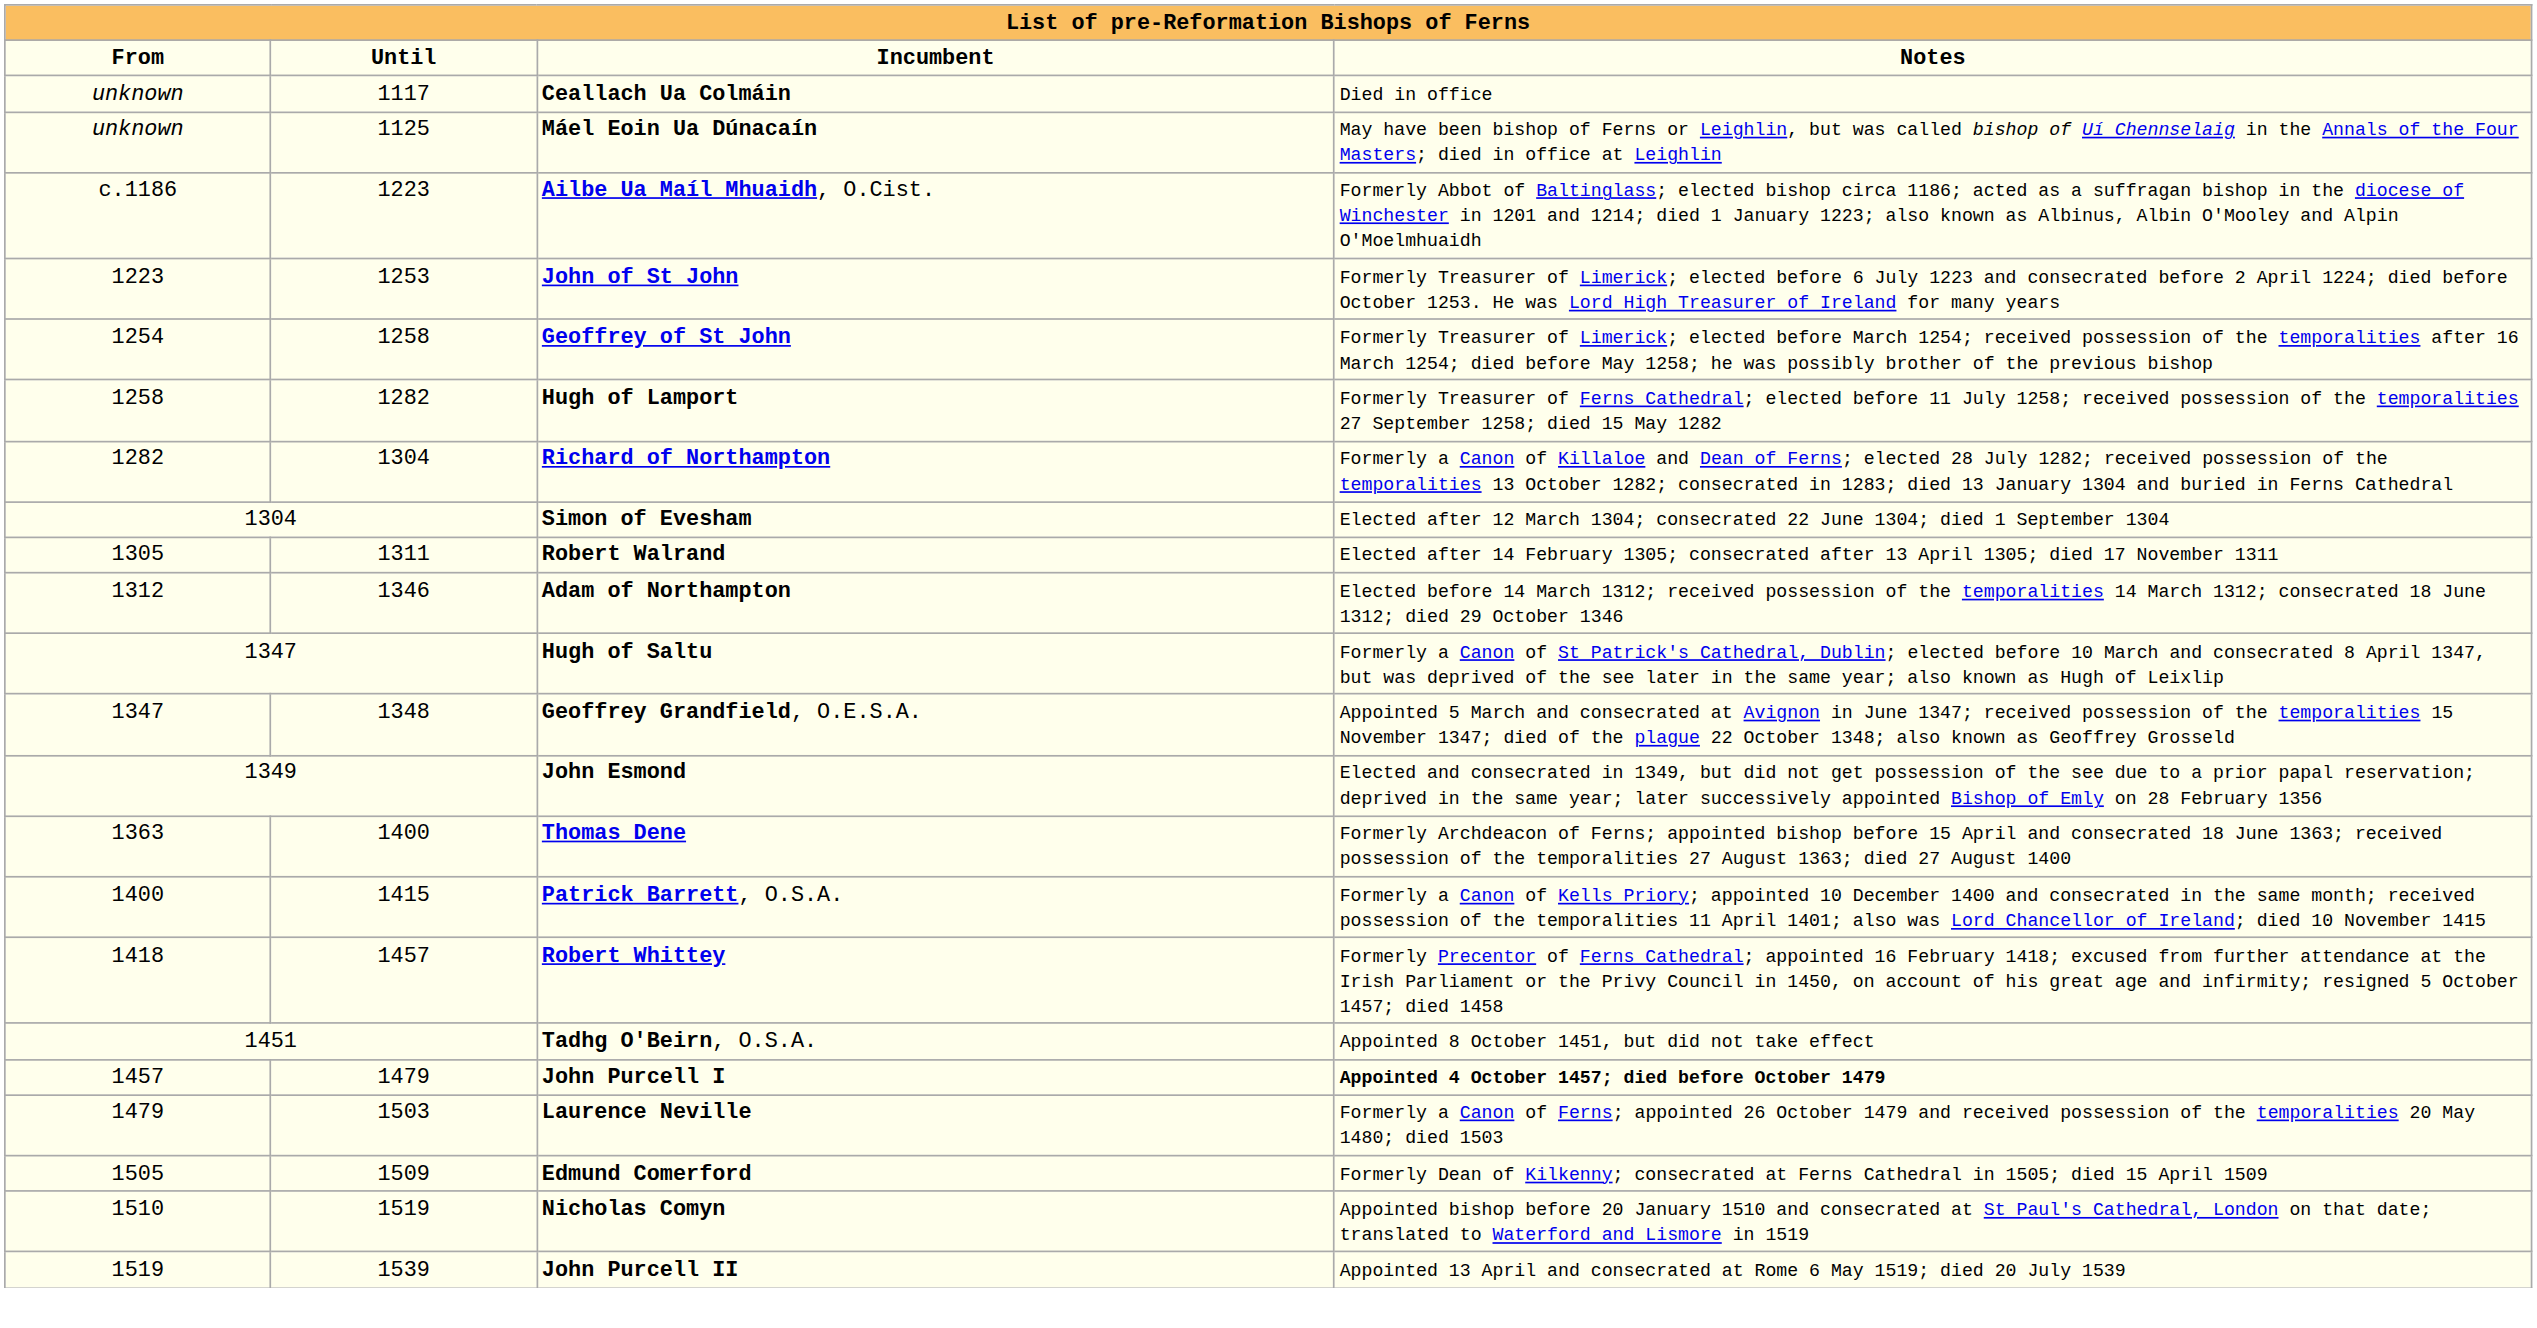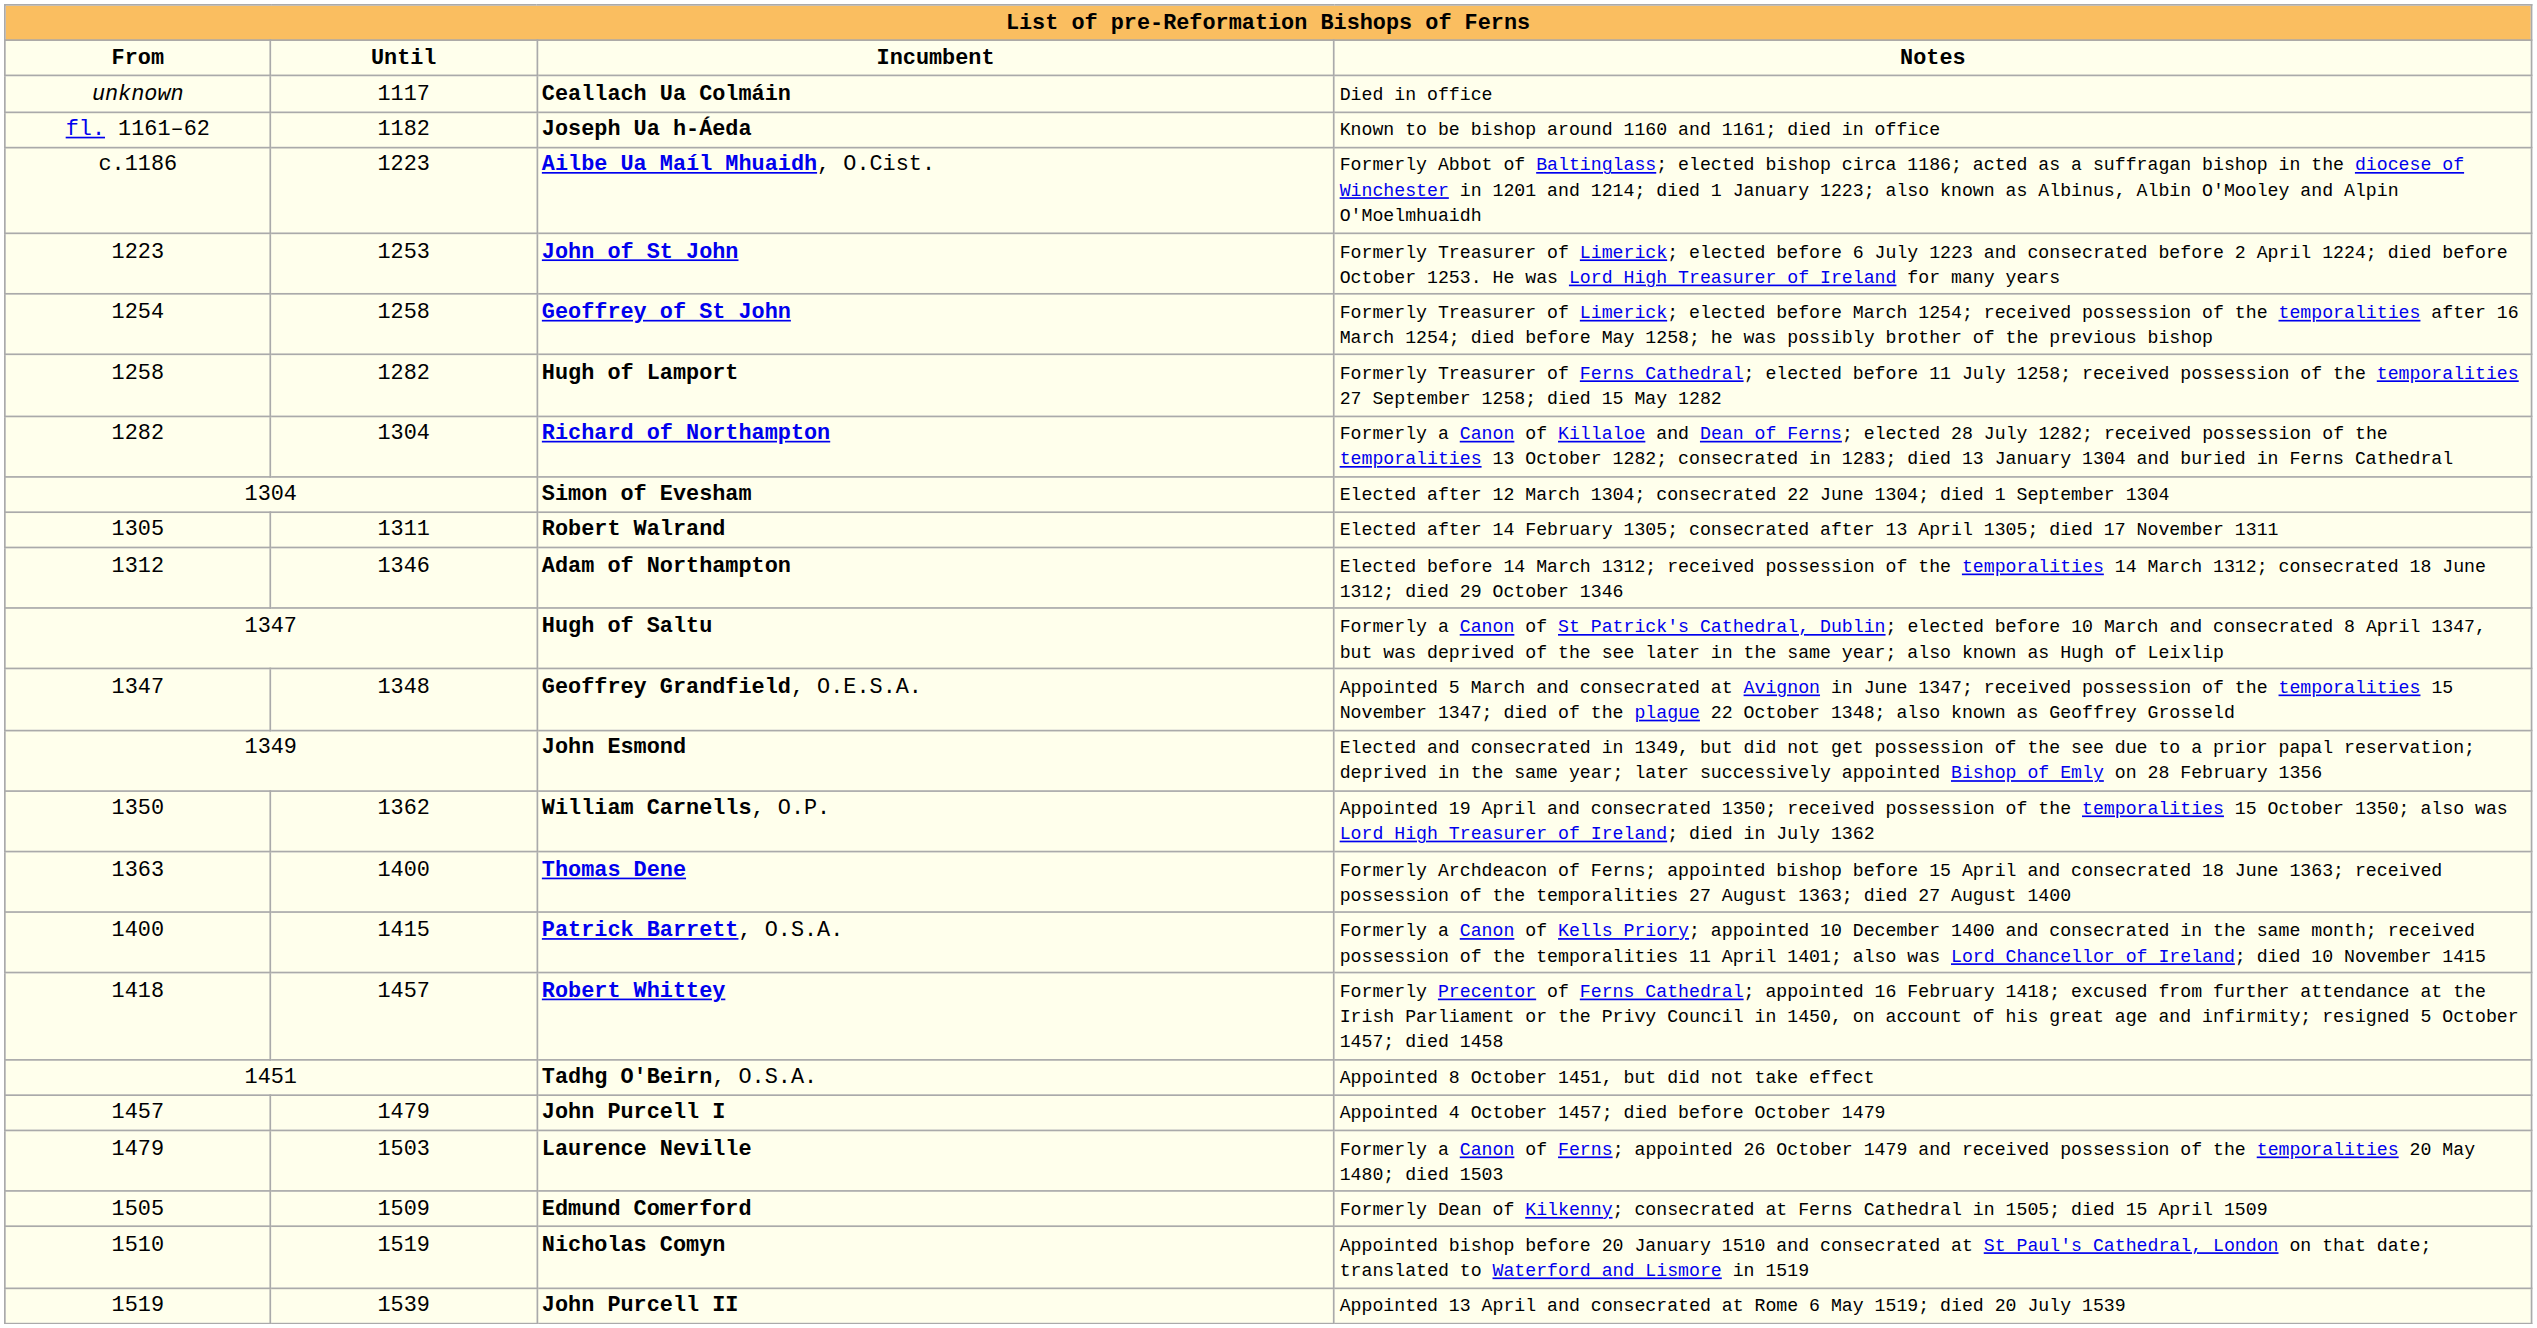- row: (679, 129)
+ row: (647, 129)
+ row: (686, 809)
(1613, 1077) bold -> (1613, 1113) normal
